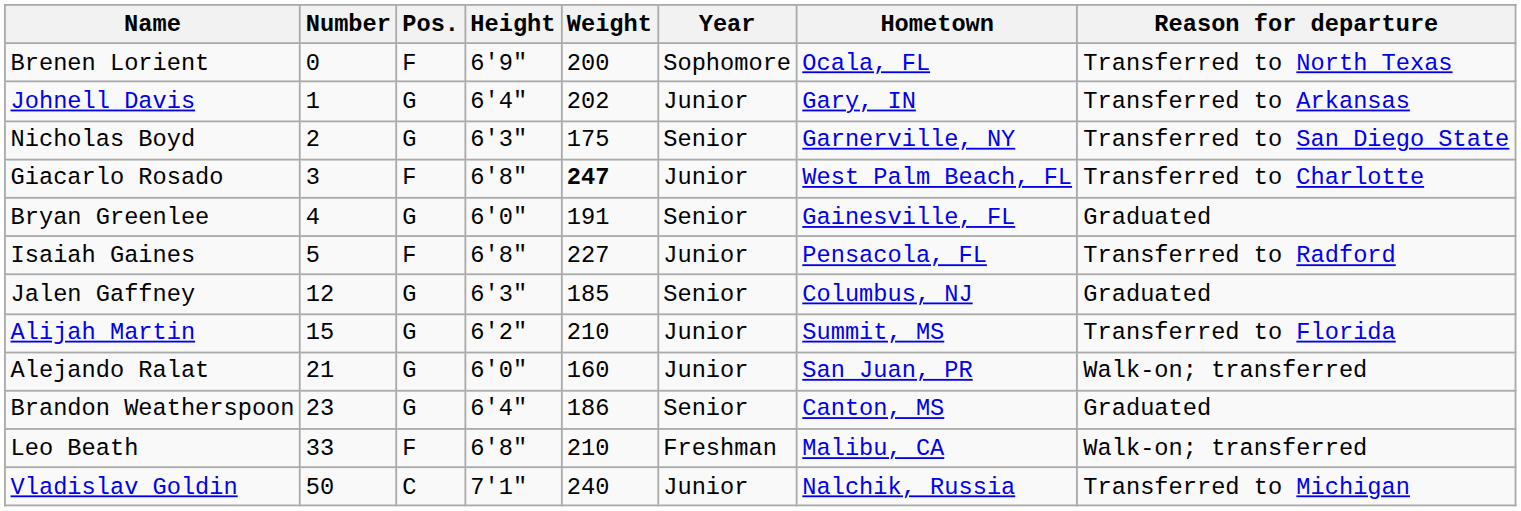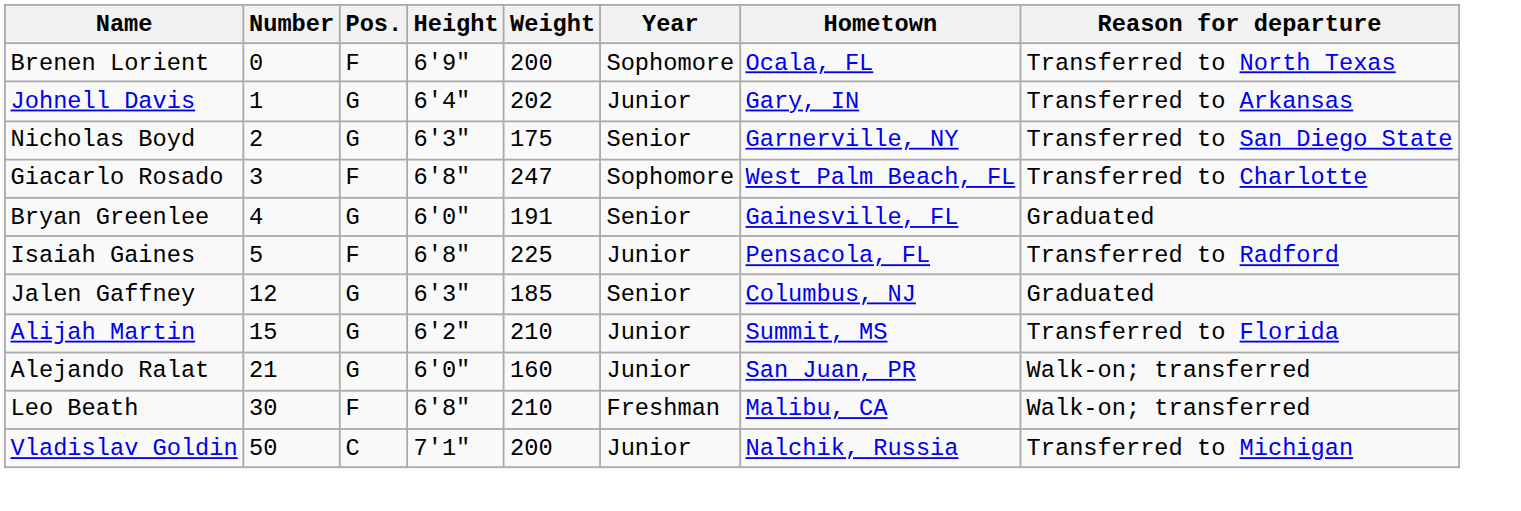(588, 178) bold -> (531, 178) normal
(706, 178) Junior -> (670, 178) Sophomore
(588, 256) 227 -> (531, 256) 225
- row: (153, 410)
(320, 448) 33 -> (263, 410) 30
(588, 487) 240 -> (531, 448) 200
